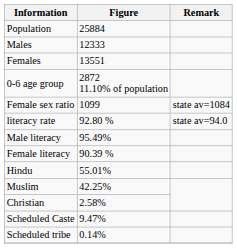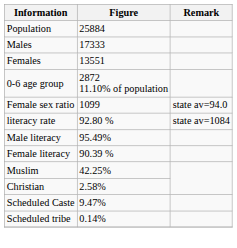(92, 45) 12333 -> (92, 45) 17333
(201, 105) state av=1084 -> (200, 105) state av=94.0
(200, 121) state av=94.0 -> (201, 121) state av=1084
- row: (19, 170)
